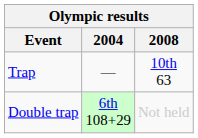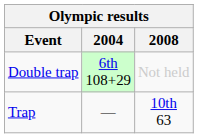rows swapped: (22, 71) <-> (43, 112)
